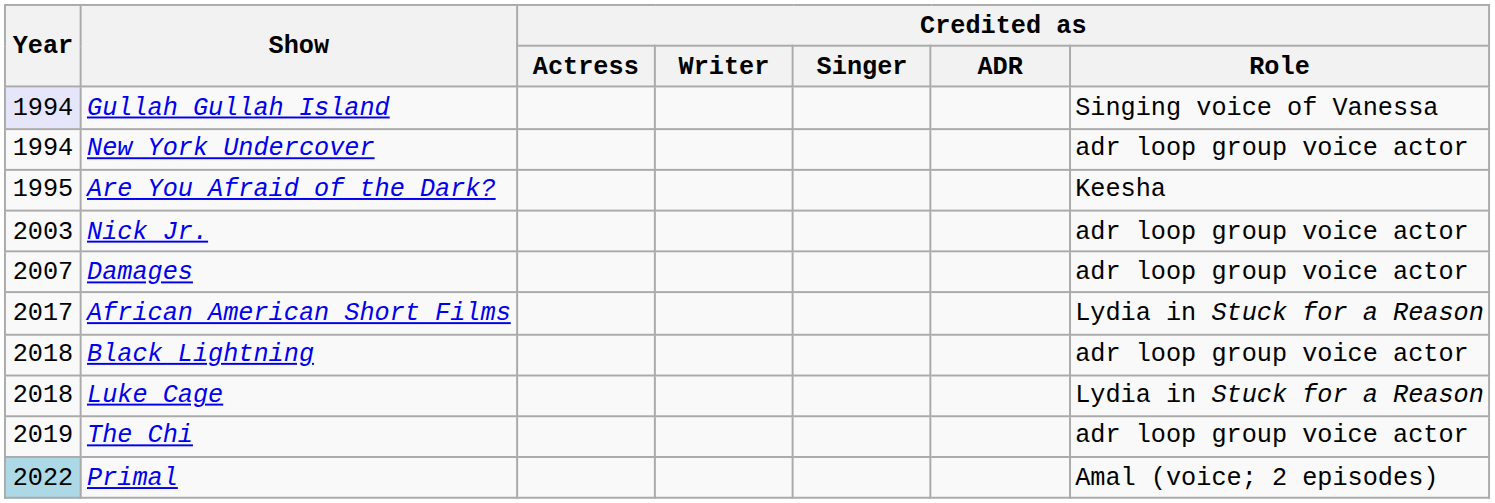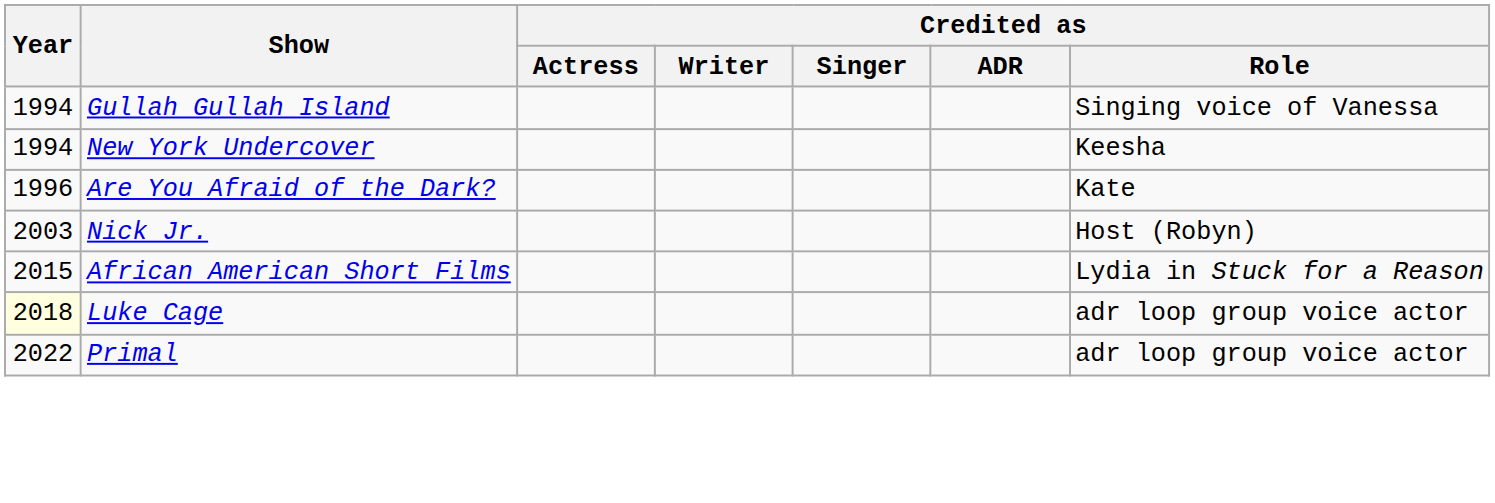(43, 108) lavender background -> (43, 108) no background
(1272, 149) adr loop group voice actor -> (1121, 149) Keesha
(43, 190) 1995 -> (43, 190) 1996
(1121, 190) Keesha -> (1105, 190) Kate
(1272, 231) adr loop group voice actor -> (1166, 231) Host (Robyn)
- row: (140, 272)
(43, 313) 2017 -> (43, 272) 2015
- row: (201, 354)
(43, 395) no background -> (43, 313) lightyellow background
(1280, 395) Lydia in Stuck for a Reason -> (1272, 313) adr loop group voice actor
- row: (140, 437)
(43, 478) lightblue background -> (43, 354) no background
(1257, 478) Amal (voice; 2 episodes) -> (1272, 354) adr loop group voice actor
